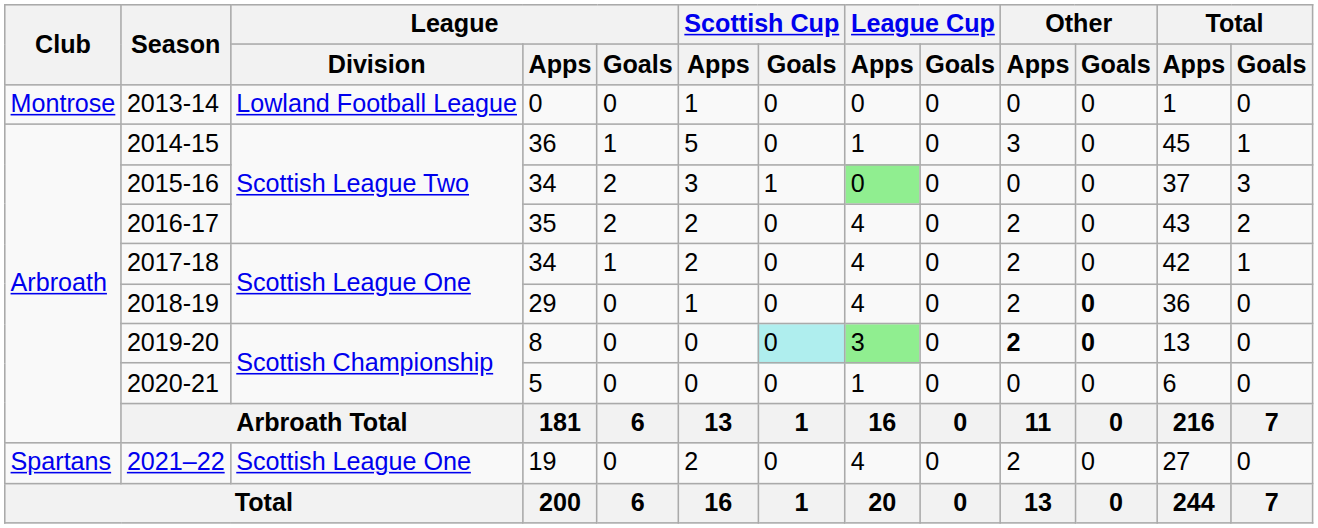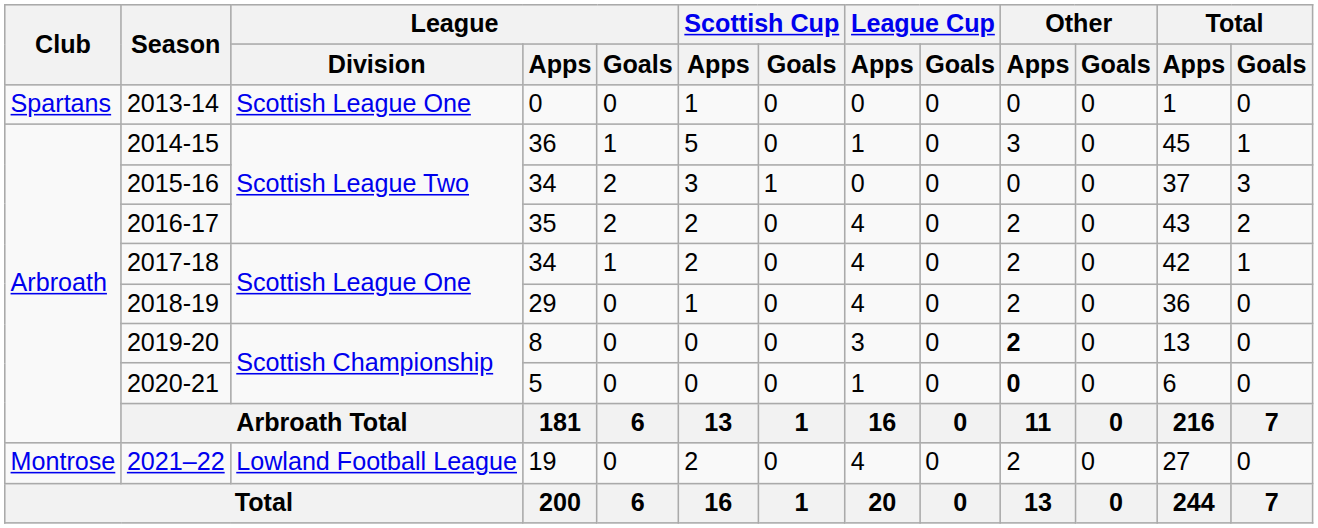(63, 104) Montrose -> (61, 104) Spartans
(377, 104) Lowland Football League -> (354, 104) Scottish League One
(858, 183) lightgreen background -> (858, 183) no background
(1088, 303) bold -> (1088, 303) normal
(771, 343) paleturquoise background -> (771, 343) no background
(858, 343) lightgreen background -> (858, 343) no background
(1088, 343) bold -> (1088, 343) normal
(1014, 382) normal -> (1014, 382) bold
(61, 462) Spartans -> (63, 462) Montrose
(354, 462) Scottish League One -> (377, 462) Lowland Football League
